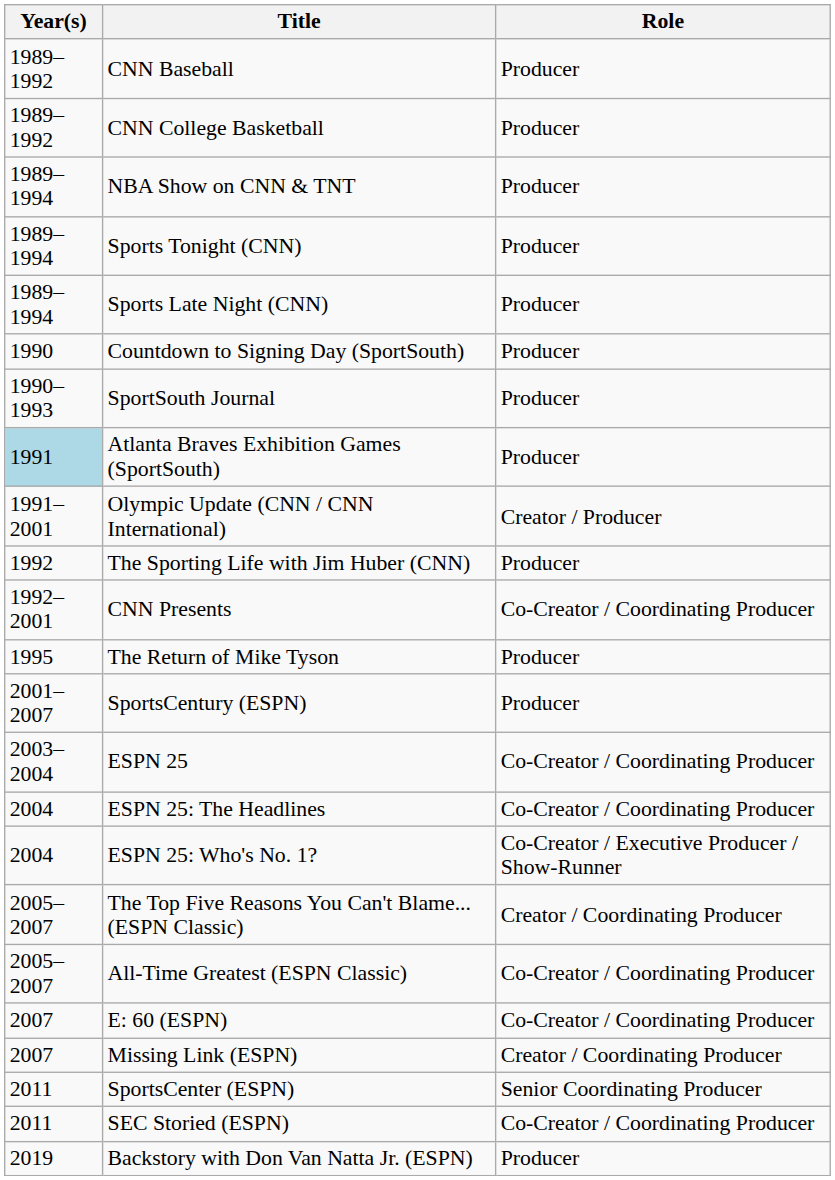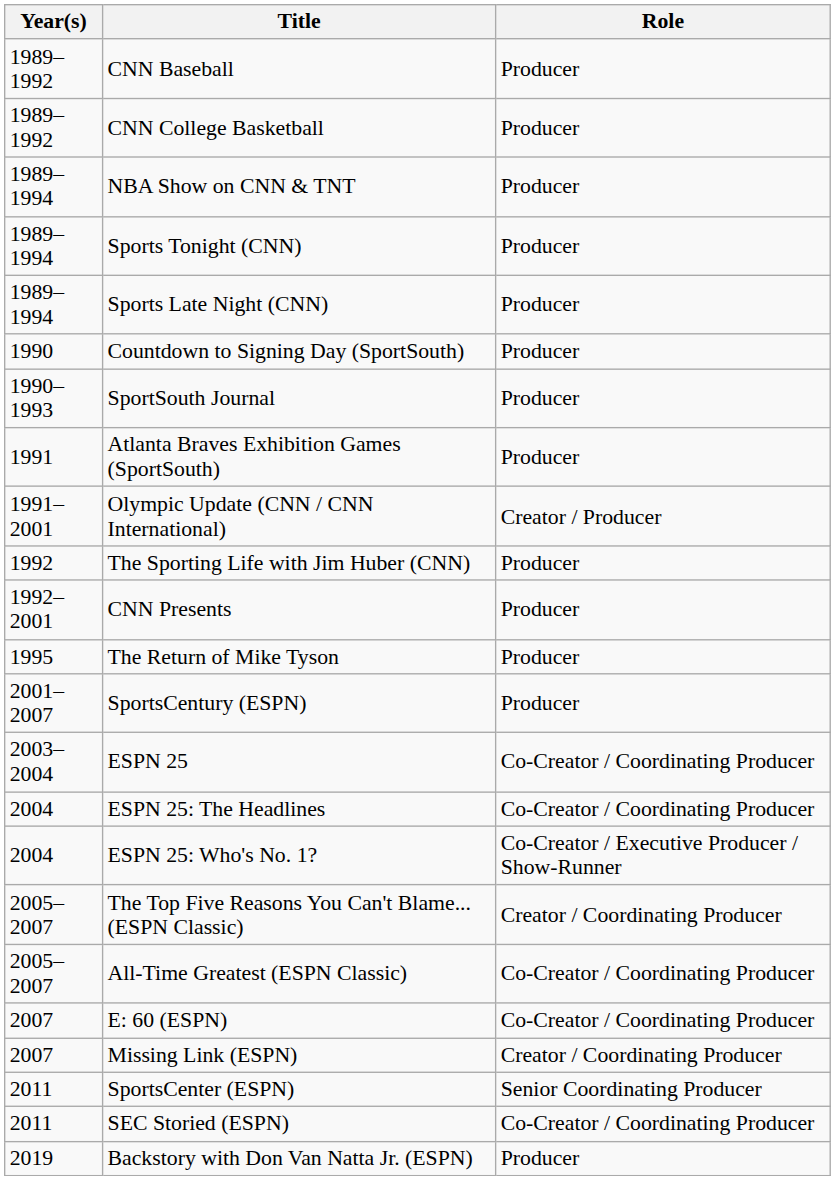(31, 456) lightblue background -> (31, 456) no background
(658, 609) Co-Creator / Coordinating Producer -> (540, 609) Producer
